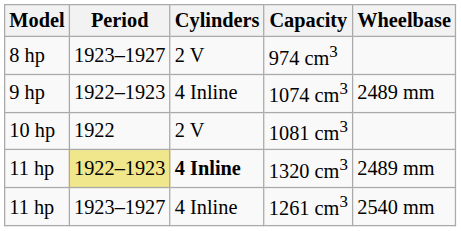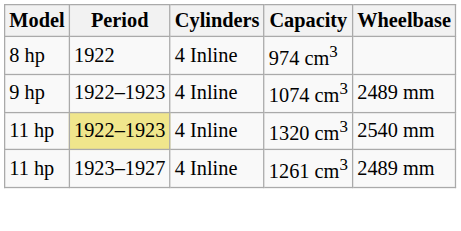(120, 55) 1923–1927 -> (94, 55) 1922
(190, 55) 2 V -> (206, 55) 4 Inline
- row: (308, 131)
(208, 168) bold -> (206, 131) normal
(396, 168) 2489 mm -> (396, 131) 2540 mm
(396, 206) 2540 mm -> (396, 168) 2489 mm
